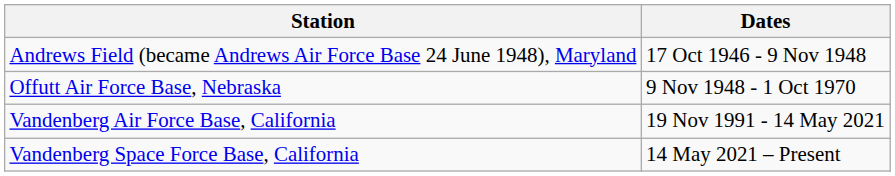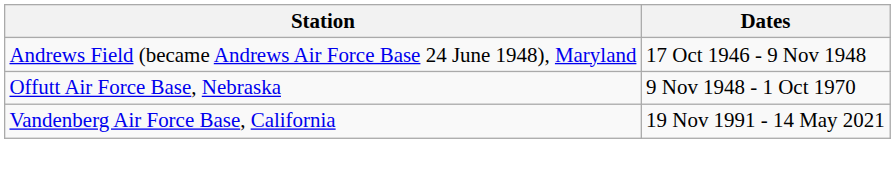- row: (184, 154)
